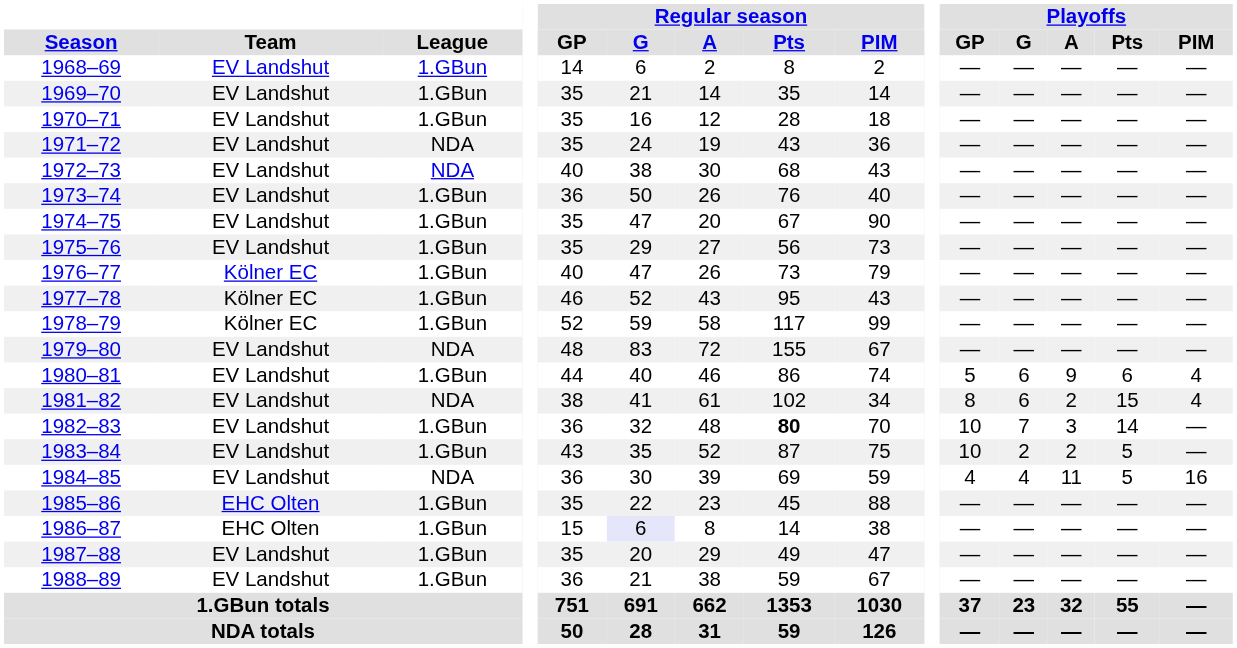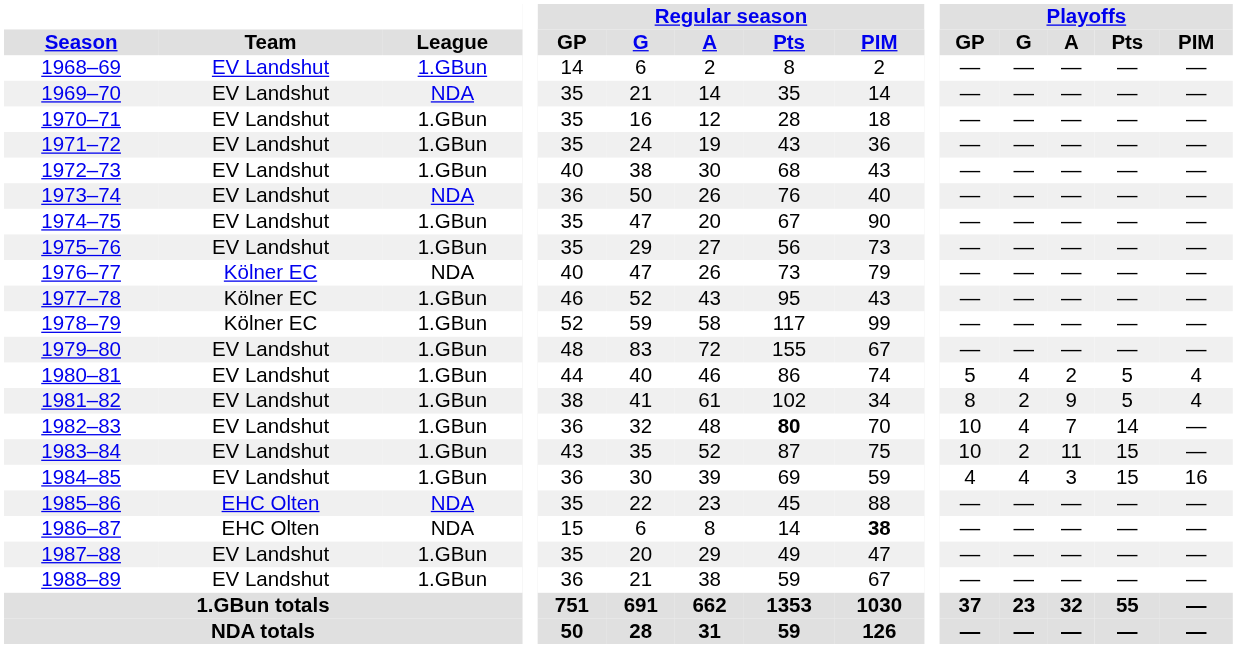(452, 93) 1.GBun -> (452, 93) NDA
(452, 144) NDA -> (452, 144) 1.GBun
(452, 170) NDA -> (452, 170) 1.GBun
(452, 195) 1.GBun -> (452, 195) NDA
(452, 272) 1.GBun -> (452, 272) NDA
(452, 349) NDA -> (452, 349) 1.GBun
(1024, 375) 6 -> (1024, 375) 4
(1071, 375) 9 -> (1071, 375) 2
(1127, 375) 6 -> (1127, 375) 5
(452, 400) NDA -> (452, 400) 1.GBun
(1024, 400) 6 -> (1024, 400) 2
(1071, 400) 2 -> (1071, 400) 9
(1127, 400) 15 -> (1127, 400) 5
(1024, 426) 7 -> (1024, 426) 4
(1071, 426) 3 -> (1071, 426) 7
(1071, 451) 2 -> (1071, 451) 11
(1127, 451) 5 -> (1127, 451) 15
(452, 477) NDA -> (452, 477) 1.GBun
(1071, 477) 11 -> (1071, 477) 3
(1127, 477) 5 -> (1127, 477) 15
(452, 503) 1.GBun -> (452, 503) NDA
(452, 528) 1.GBun -> (452, 528) NDA
(641, 528) lavender background -> (641, 528) no background
(879, 528) normal -> (879, 528) bold
